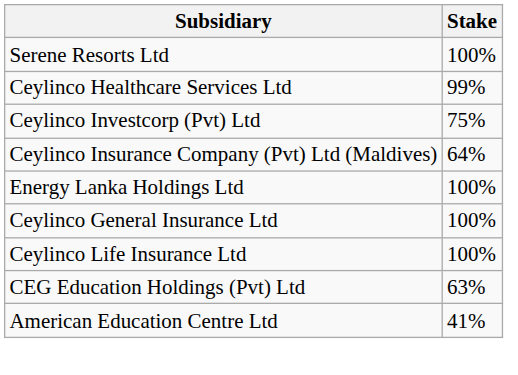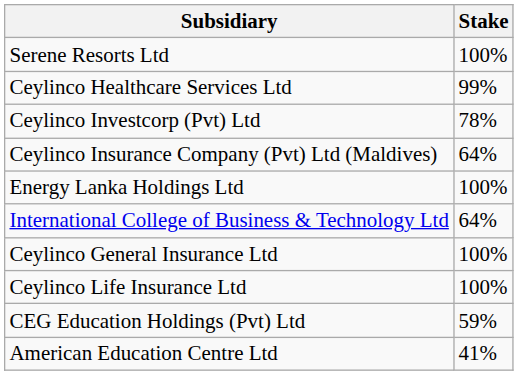(466, 120) 75% -> (478, 120) 78%
+ row: (229, 220)
(466, 287) 63% -> (478, 320) 59%
